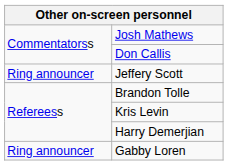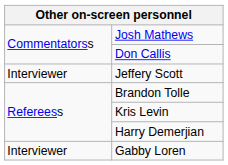(51, 73) Ring announcer -> (37, 73) Interviewer
(51, 151) Ring announcer -> (37, 151) Interviewer
